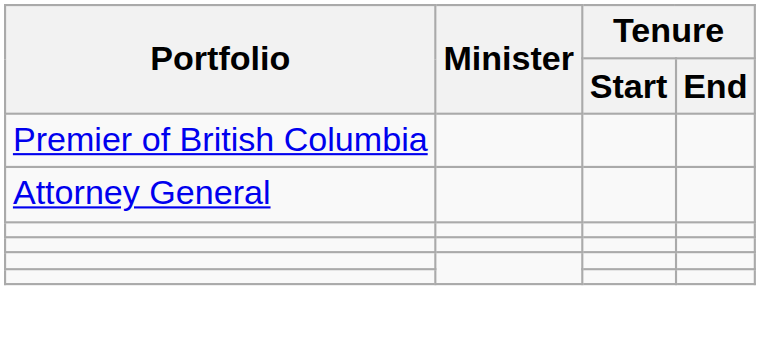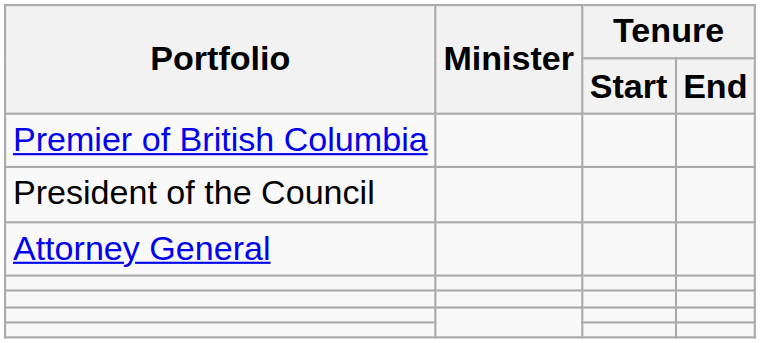+ row: (194, 193)
